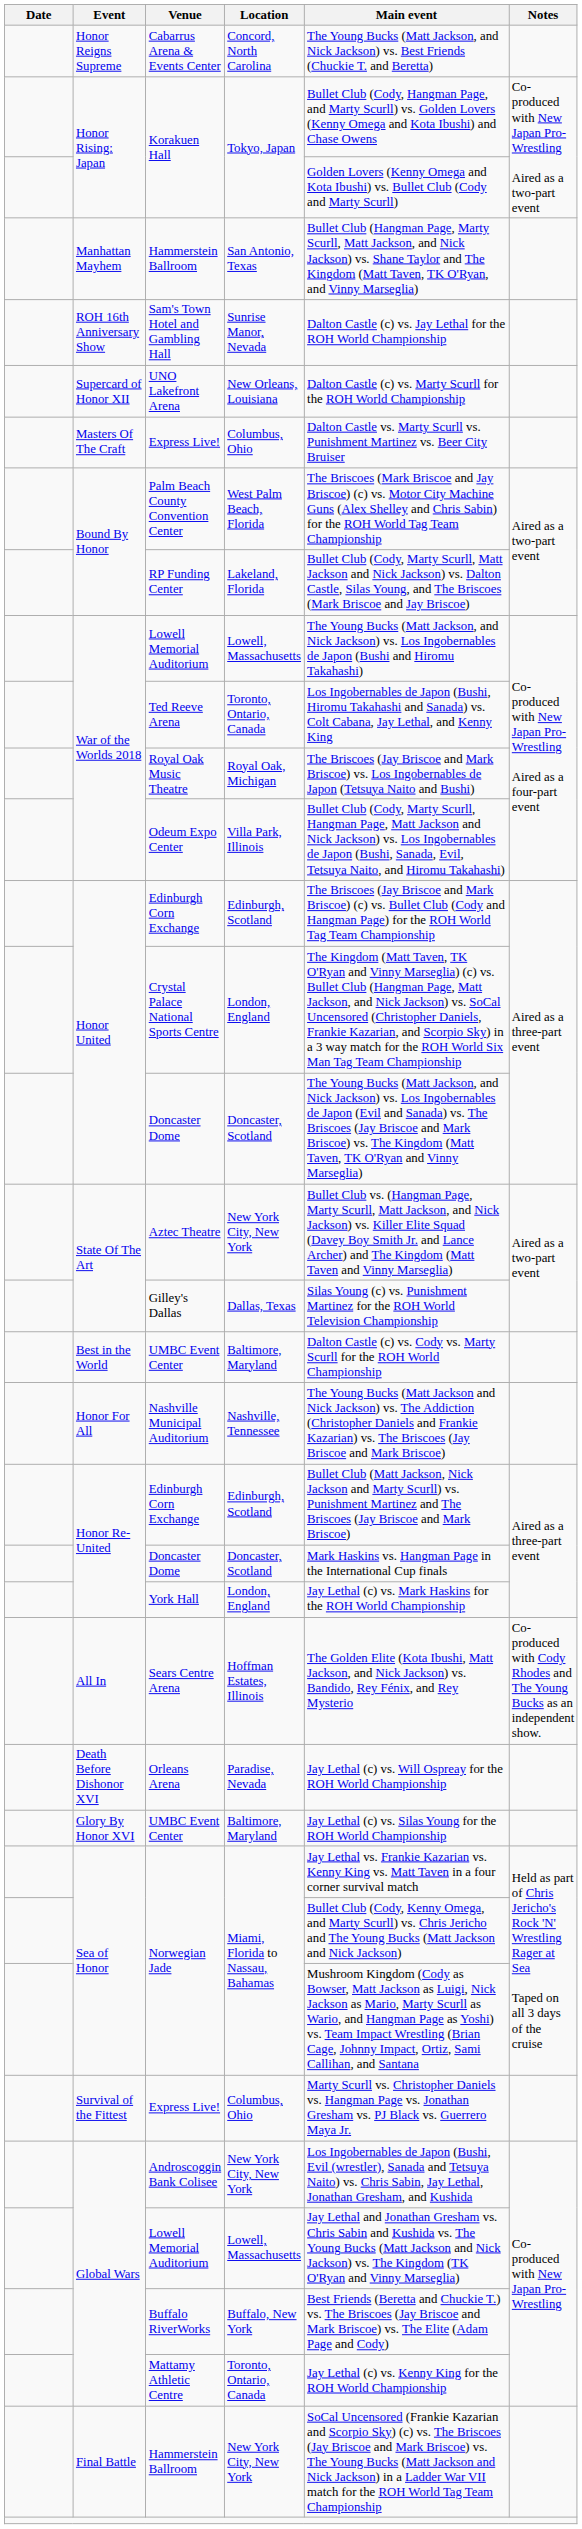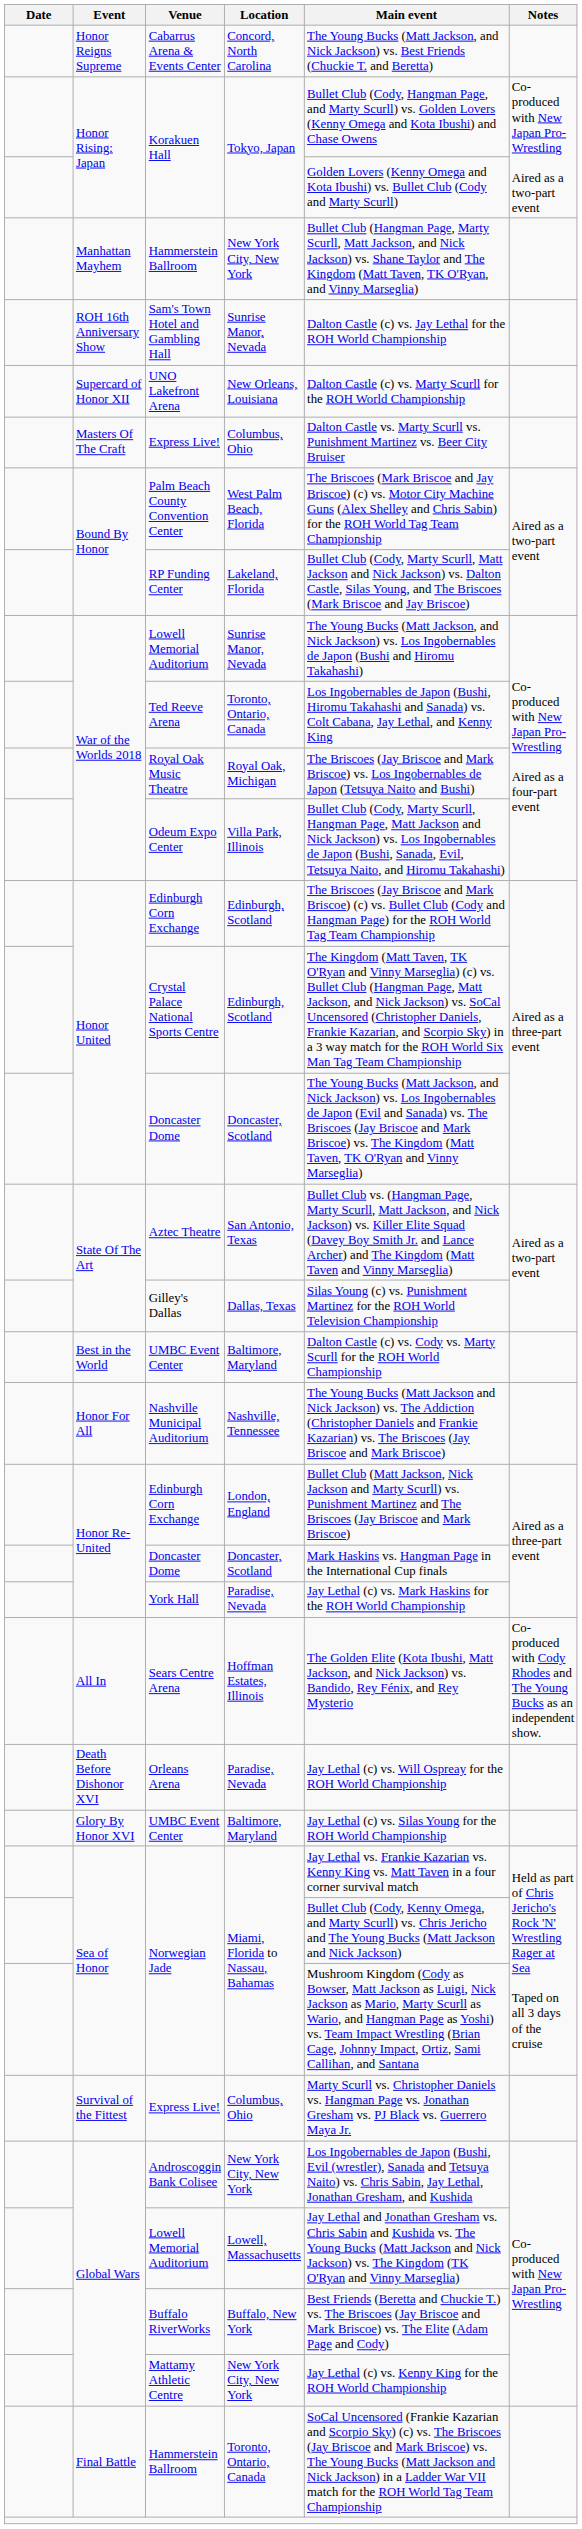(261, 258) San Antonio, Texas -> (253, 258) New York City, New York
(264, 648) Lowell, Massachusetts -> (247, 648) Sunrise Manor, Nevada
(249, 1009) London, England -> (256, 1009) Edinburgh, Scotland
(253, 1231) New York City, New York -> (261, 1231) San Antonio, Texas
(256, 1504) Edinburgh, Scotland -> (249, 1504) London, England
(249, 1599) London, England -> (250, 1599) Paradise, Nevada
(249, 2380) Toronto, Ontario, Canada -> (253, 2380) New York City, New York
(253, 2461) New York City, New York -> (249, 2461) Toronto, Ontario, Canada
